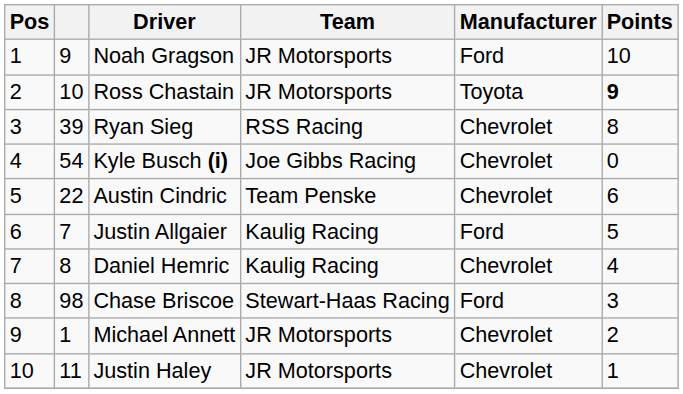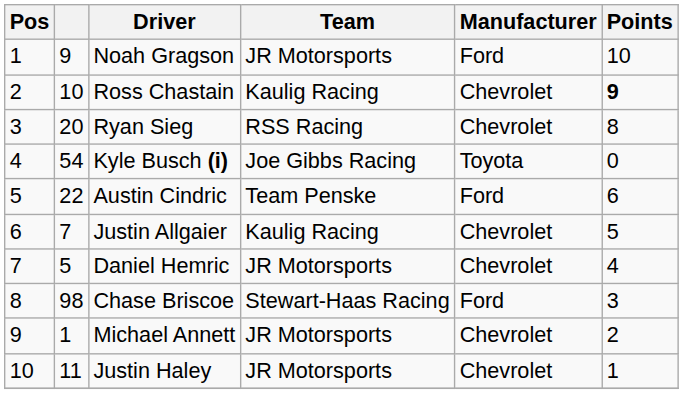(319, 91) JR Motorsports -> (312, 91) Kaulig Racing
(492, 91) Toyota -> (506, 91) Chevrolet
(71, 126) 39 -> (71, 126) 20
(506, 160) Chevrolet -> (492, 160) Toyota
(506, 195) Chevrolet -> (482, 195) Ford
(482, 230) Ford -> (506, 230) Chevrolet
(65, 265) 8 -> (65, 265) 5
(312, 265) Kaulig Racing -> (319, 265) JR Motorsports
